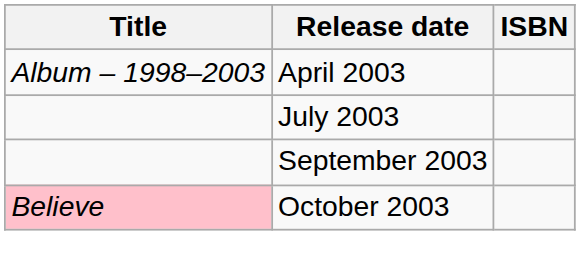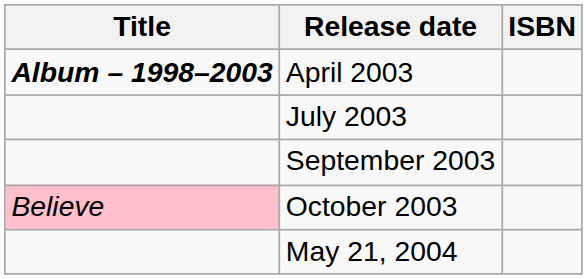(138, 71) normal -> (142, 71) bold
+ row: (372, 251)
